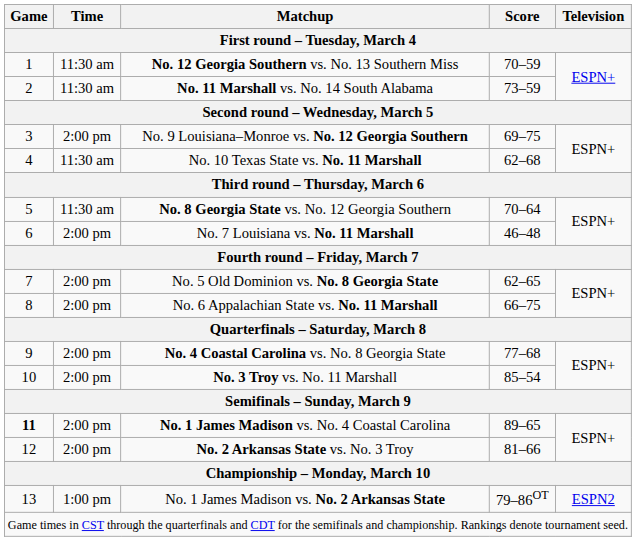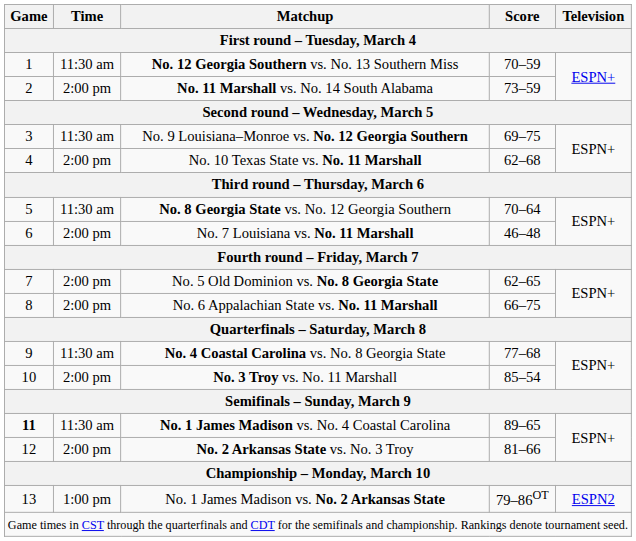(87, 88) 11:30 am -> (87, 88) 2:00 pm
(87, 137) 2:00 pm -> (87, 137) 11:30 am
(87, 161) 11:30 am -> (87, 161) 2:00 pm
(87, 353) 2:00 pm -> (87, 353) 11:30 am
(87, 425) 2:00 pm -> (87, 425) 11:30 am
